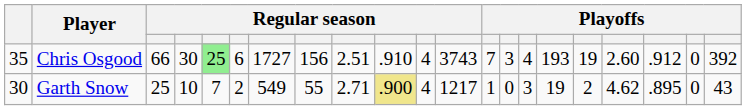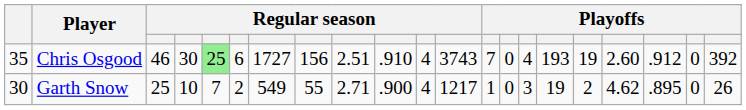(160, 58) 66 -> (160, 58) 46
(509, 58) 3 -> (509, 58) 0
(396, 88) khaki background -> (396, 88) no background
(723, 88) 43 -> (723, 88) 26
